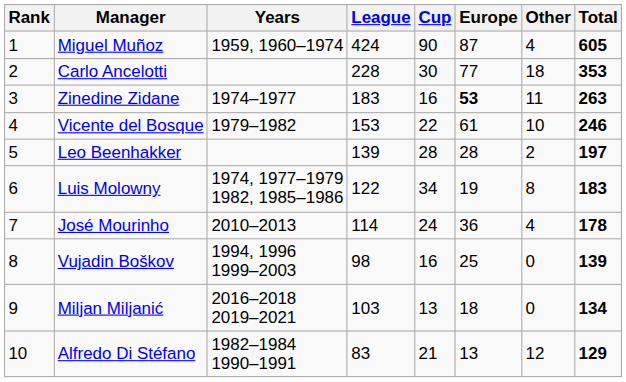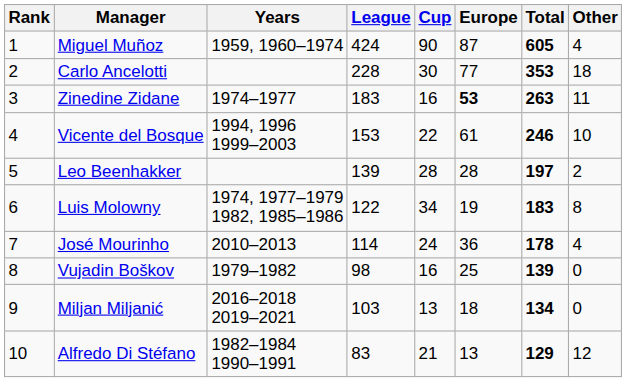columns swapped: (548, 17) <-> (598, 17)
(254, 125) 1979–1982 -> (254, 135) 1994, 1996 1999–2003
(254, 261) 1994, 1996 1999–2003 -> (254, 271) 1979–1982
